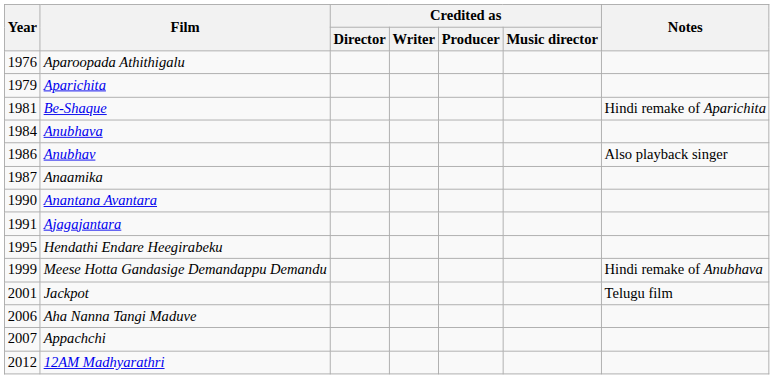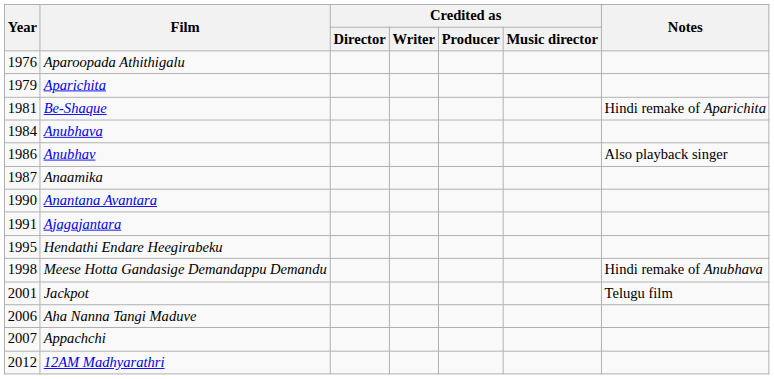(22, 270) 1999 -> (22, 270) 1998
